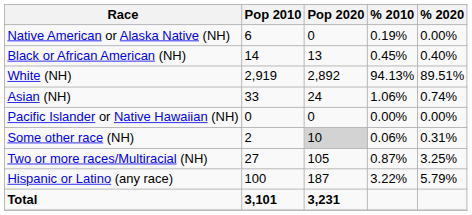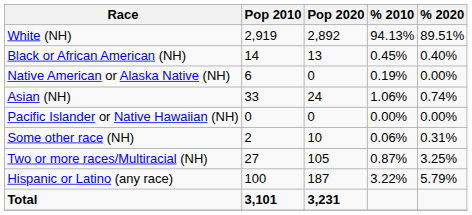rows swapped: (39, 76) <-> (119, 35)
(315, 138) lightgrey background -> (315, 138) no background
